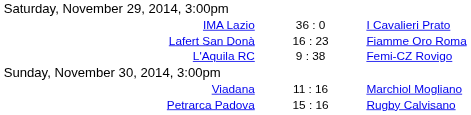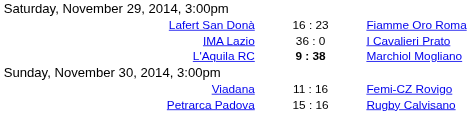rows swapped: (229, 25) <-> (212, 40)
(311, 56) normal -> (311, 56) bold
(409, 56) Femi-CZ Rovigo -> (414, 56) Marchiol Mogliano
(414, 89) Marchiol Mogliano -> (409, 89) Femi-CZ Rovigo
